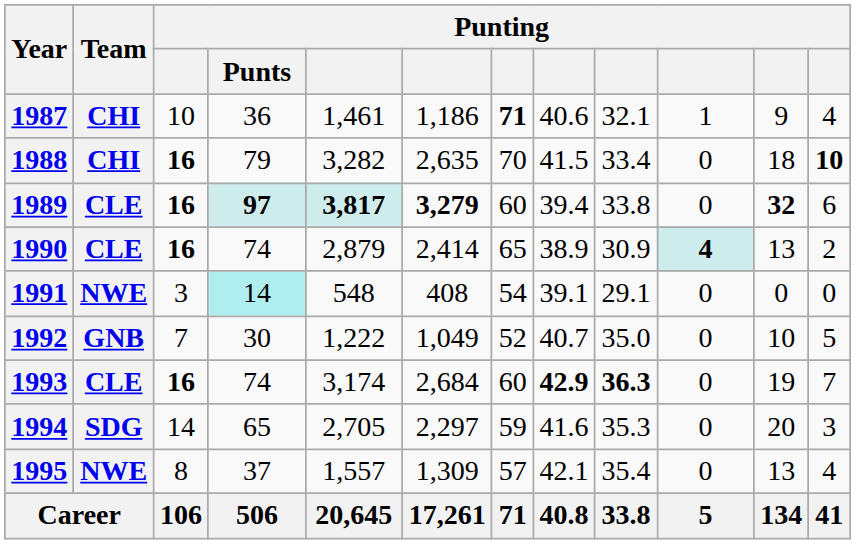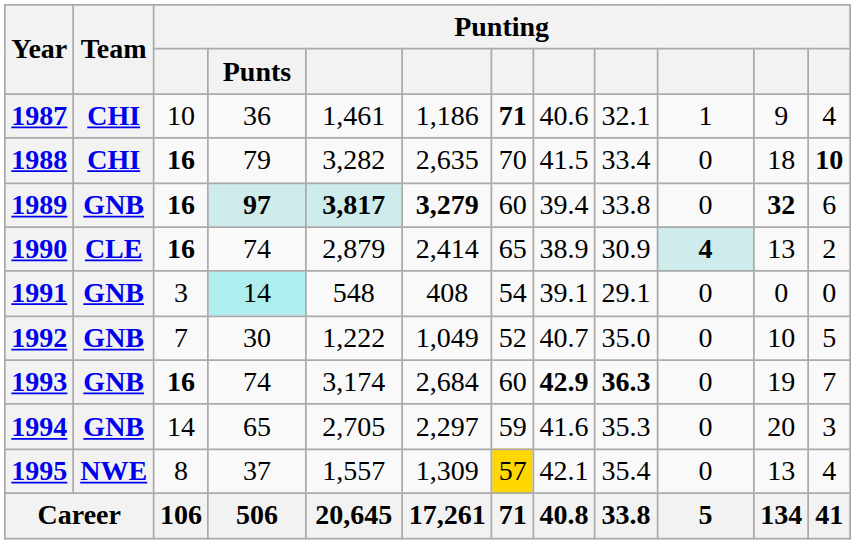(114, 204) CLE -> (114, 204) GNB
(114, 293) NWE -> (114, 293) GNB
(114, 381) CLE -> (114, 381) GNB
(114, 426) SDG -> (114, 426) GNB
(513, 470) no background -> (513, 470) gold background
